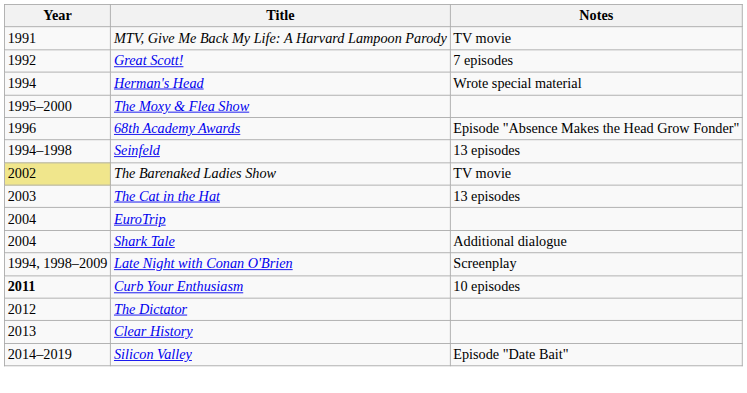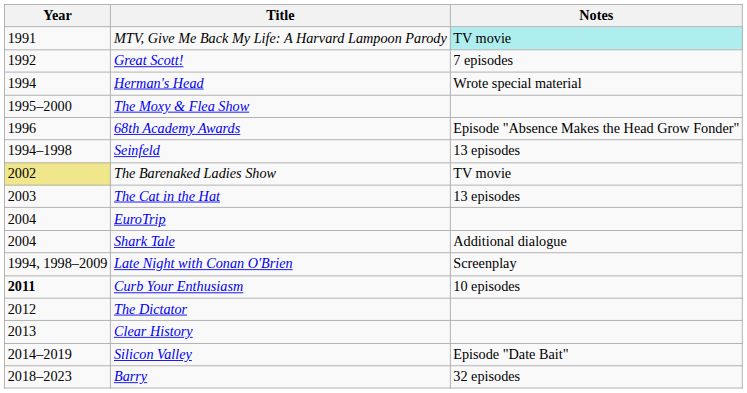(482, 38) no background -> (482, 38) paleturquoise background
+ row: (131, 377)
